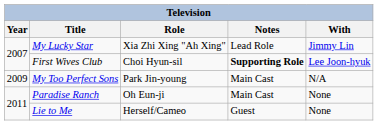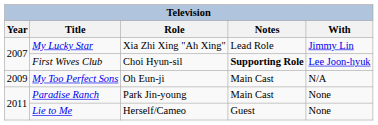(155, 78) Park Jin-young -> (144, 78) Oh Eun-ji
(144, 95) Oh Eun-ji -> (155, 95) Park Jin-young
